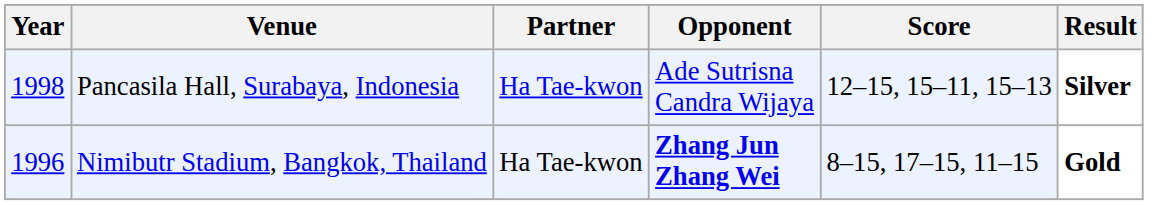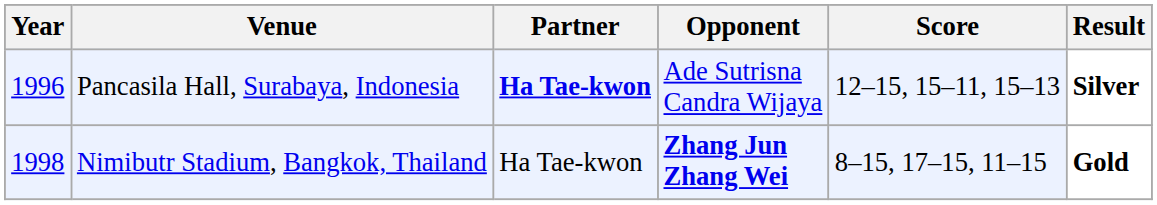(38, 86) 1998 -> (38, 86) 1996
(571, 86) normal -> (575, 86) bold
(38, 161) 1996 -> (38, 161) 1998
